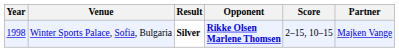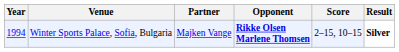columns swapped: (365, 12) <-> (189, 12)
(16, 34) 1998 -> (16, 34) 1994
